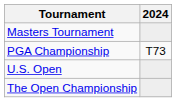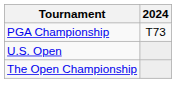- row: (60, 32)
